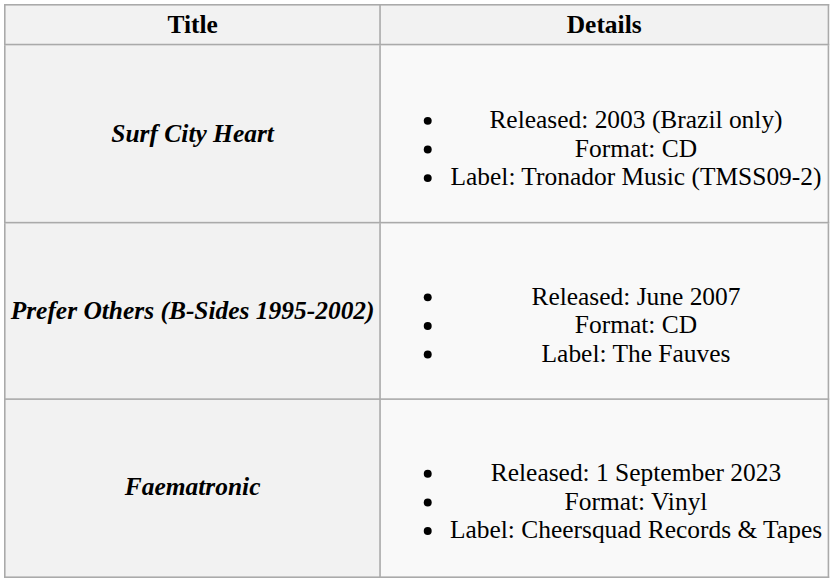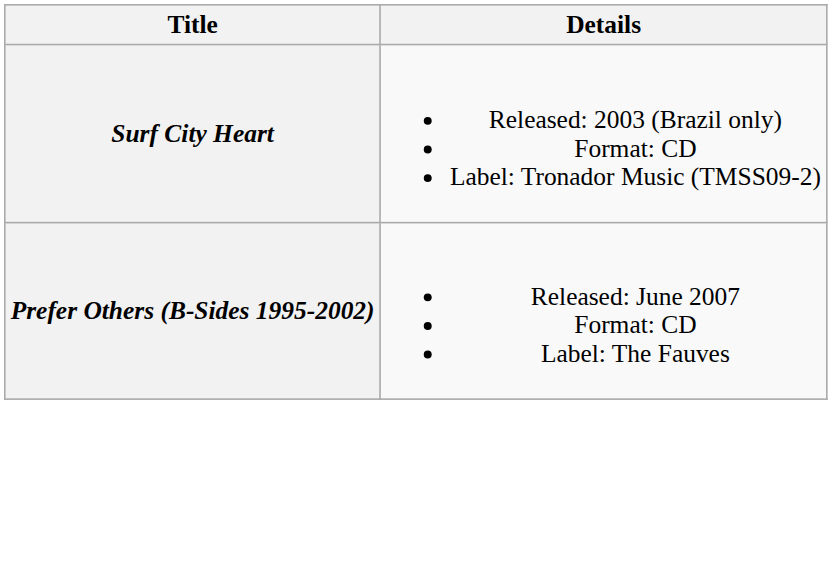- row: (193, 487)
